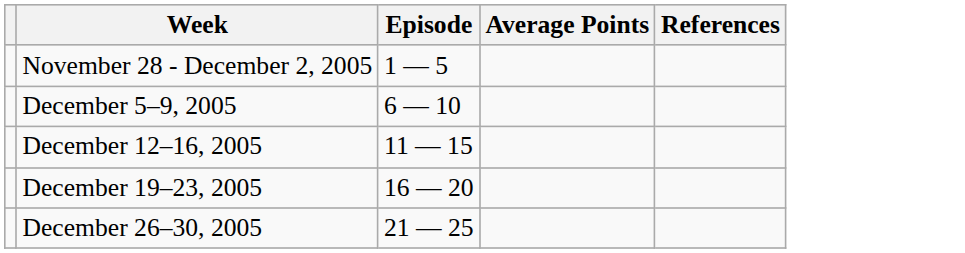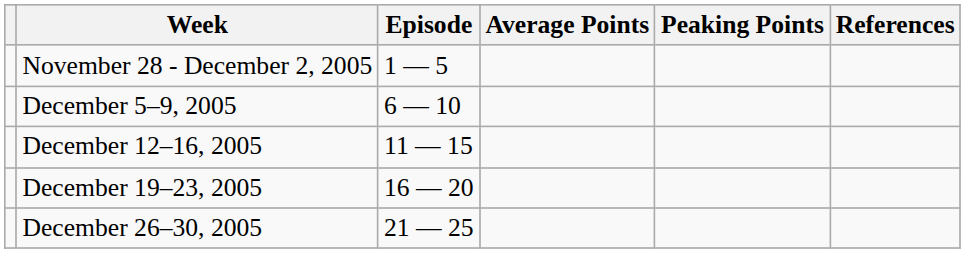+ column: (742, 24)
